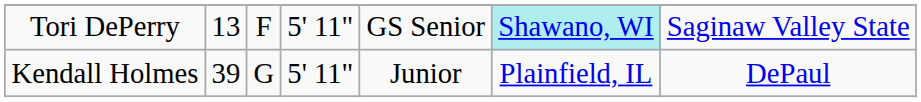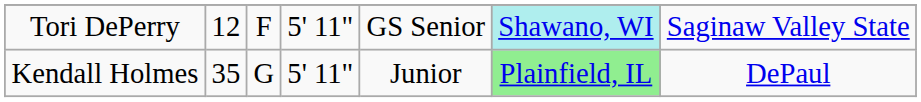(226, 27) 13 -> (226, 27) 12
(226, 72) 39 -> (226, 72) 35
(576, 72) no background -> (576, 72) lightgreen background
